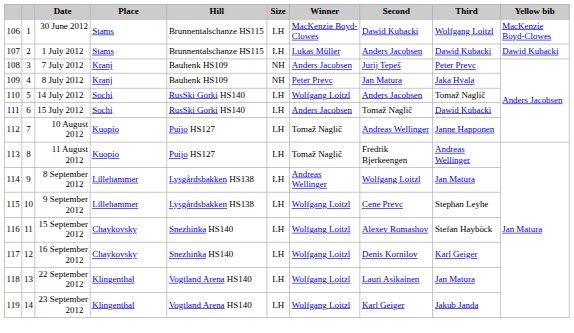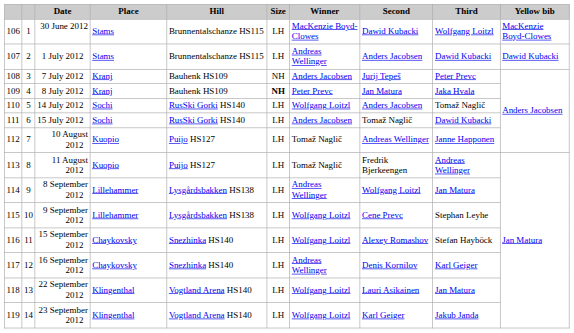(316, 51) Lukas Müller -> (309, 56) Andreas Wellinger
(278, 80) normal -> (278, 90) bold
(321, 254) Wolfgang Loitzl -> (309, 265) Andreas Wellinger
